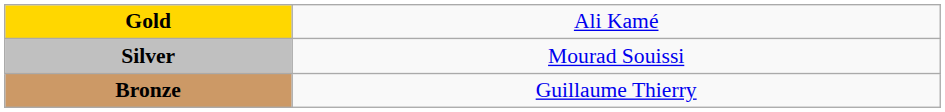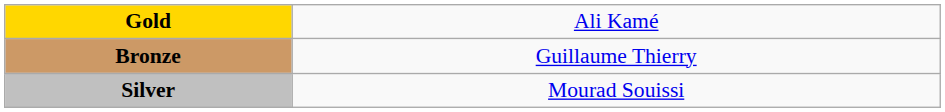rows swapped: (148, 55) <-> (148, 90)
